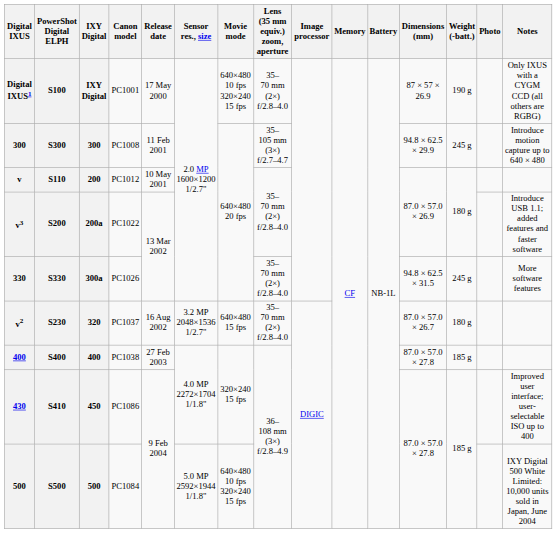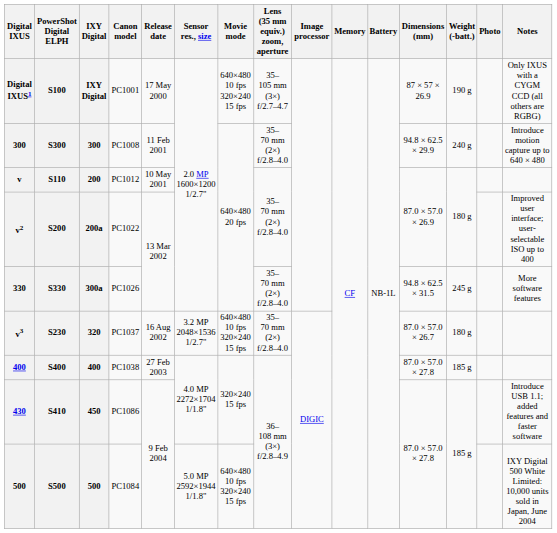(273, 90) 35–70 mm (2×) f/2.8–4.0 -> (273, 90) 35–105 mm (3×) f/2.7–4.7
(273, 145) 35–105 mm (3×) f/2.7–4.7 -> (273, 145) 35–70 mm (2×) f/2.8–4.0
(462, 145) 245 g -> (462, 145) 240 g
(19, 223) v3 -> (19, 228) v2
(527, 223) Introduce USB 1.1; added features and faster software -> (527, 228) Improved user interface; user-selectable ISO up to 400
(19, 322) v2 -> (19, 332) v3
(236, 322) 640×480 15 fps -> (236, 332) 640×480 10 fps 320×240 15 fps
(527, 406) Improved user interface; user-selectable ISO up to 400 -> (527, 411) Introduce USB 1.1; added features and faster software
